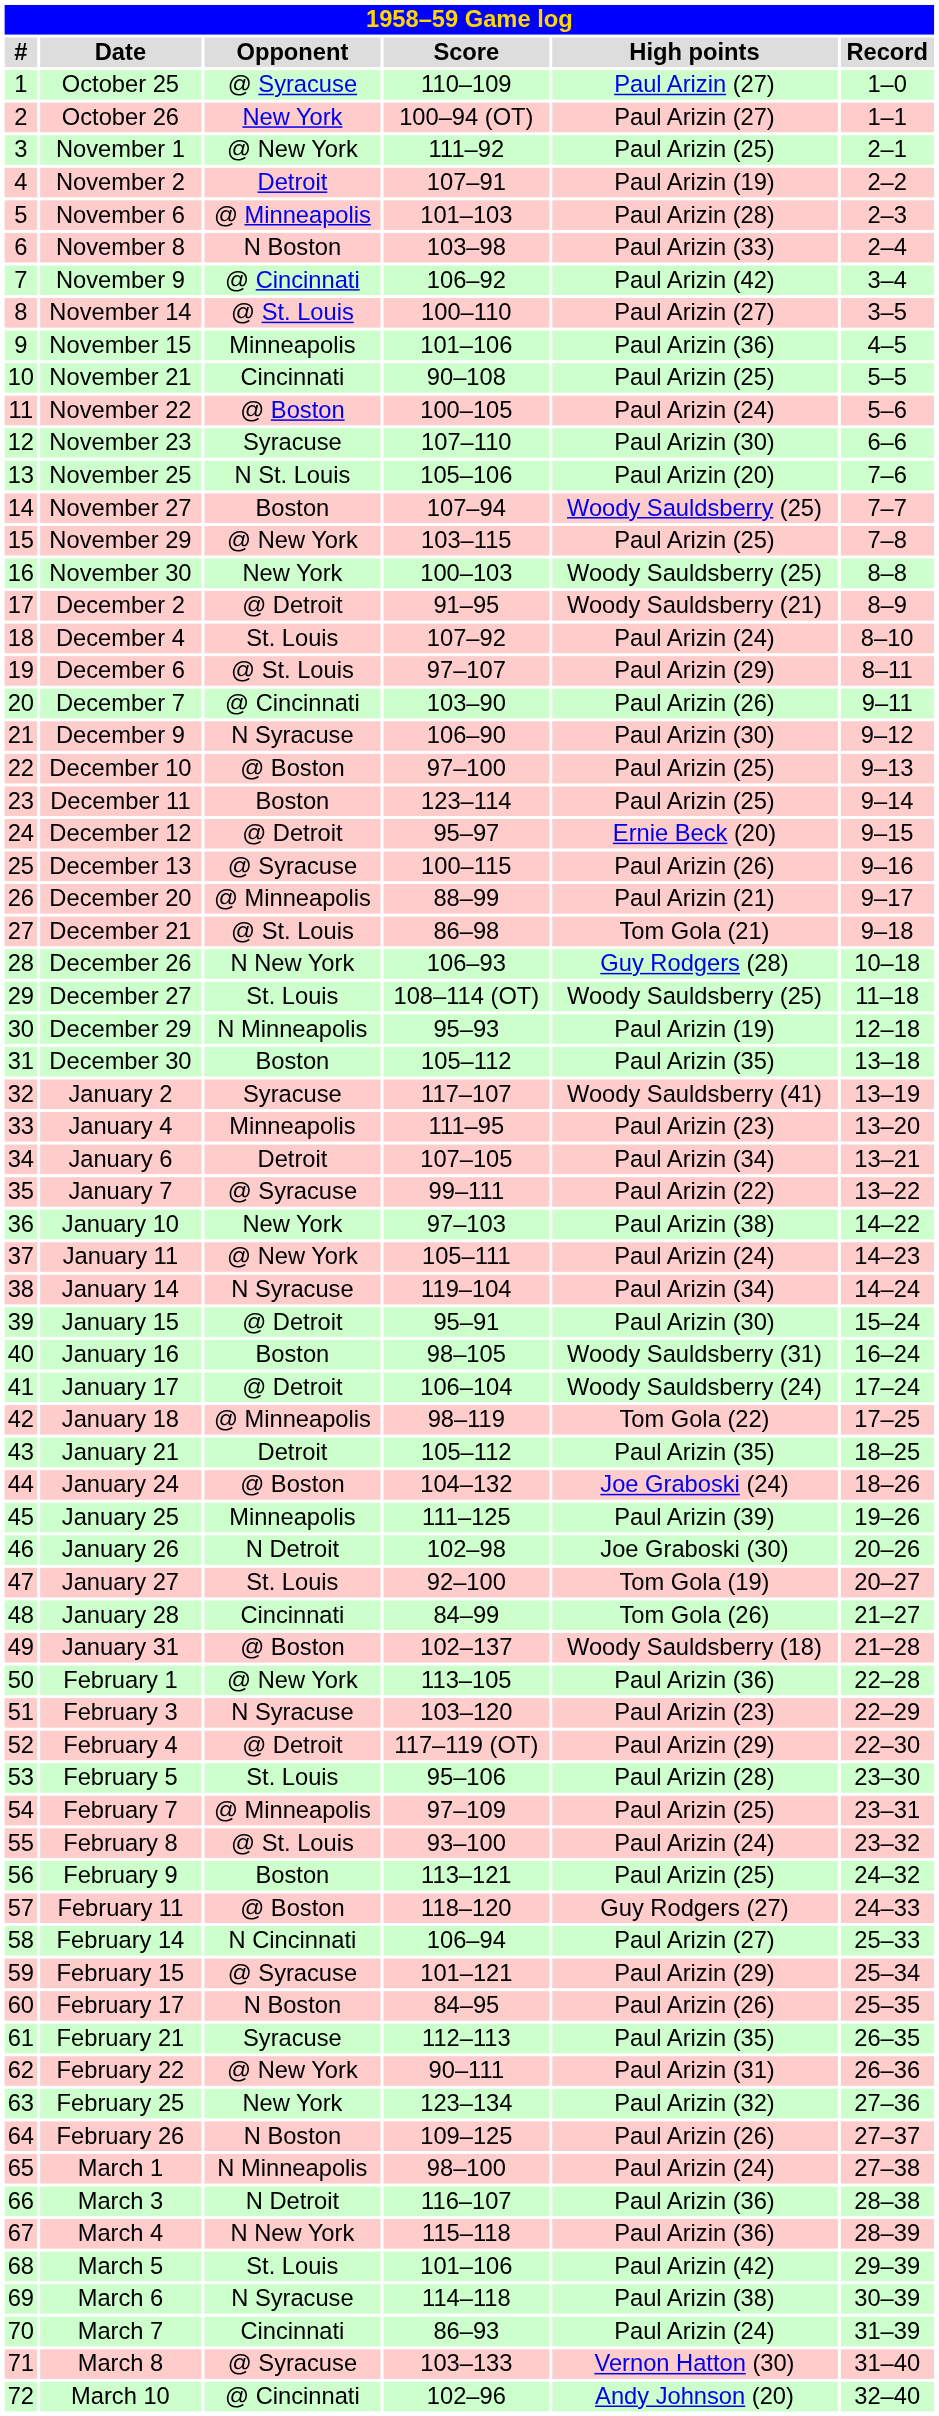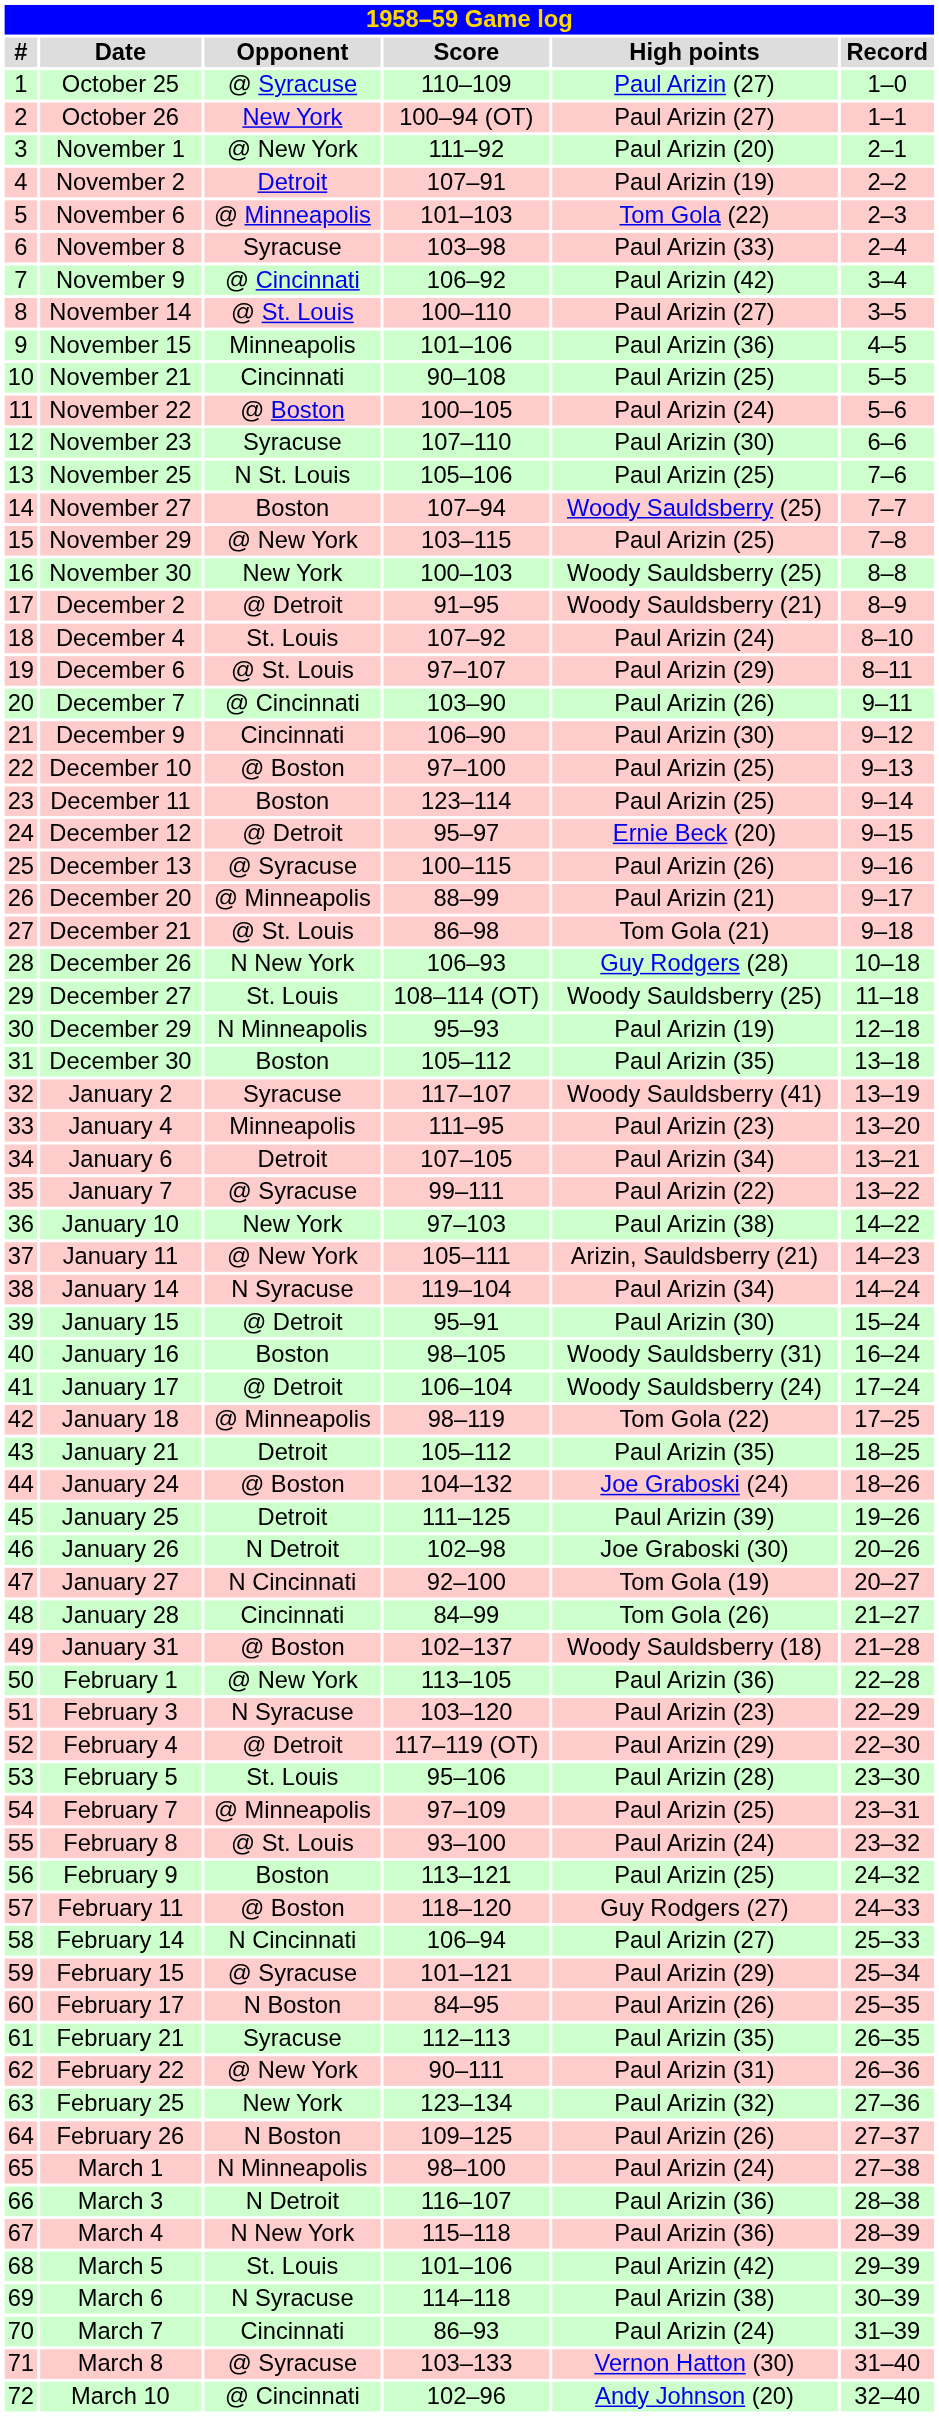(694, 149) Paul Arizin (25) -> (694, 149) Paul Arizin (20)
(694, 214) Paul Arizin (28) -> (694, 214) Tom Gola (22)
(292, 247) N Boston -> (292, 247) Syracuse
(694, 475) Paul Arizin (20) -> (694, 475) Paul Arizin (25)
(292, 735) N Syracuse -> (292, 735) Cincinnati
(694, 1256) Paul Arizin (24) -> (694, 1256) Arizin, Sauldsberry (21)
(292, 1517) Minneapolis -> (292, 1517) Detroit
(292, 1582) St. Louis -> (292, 1582) N Cincinnati
